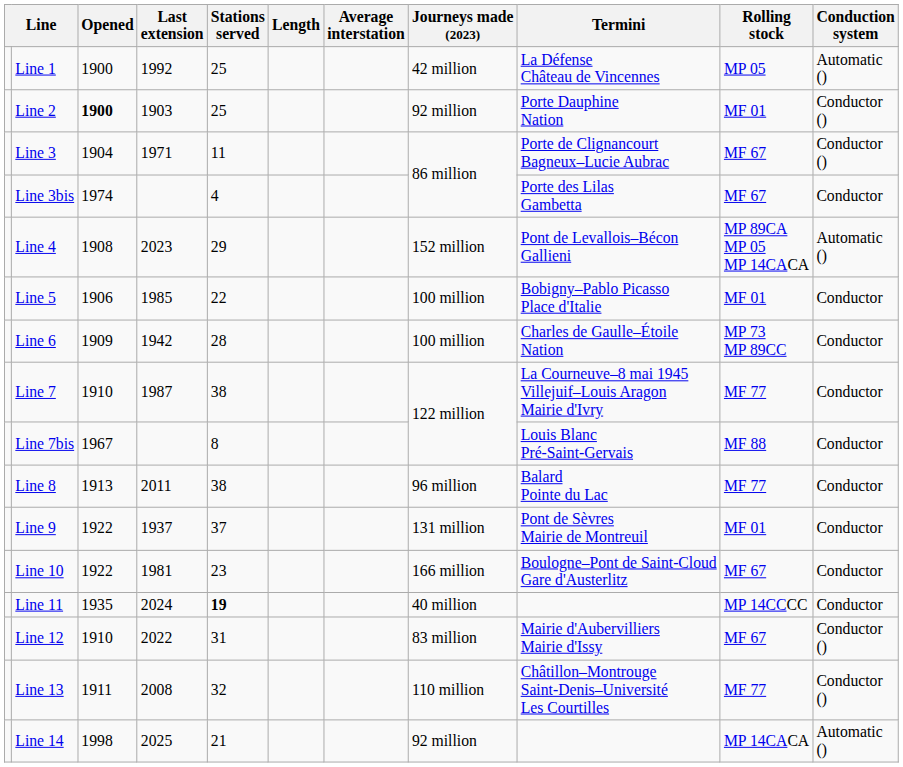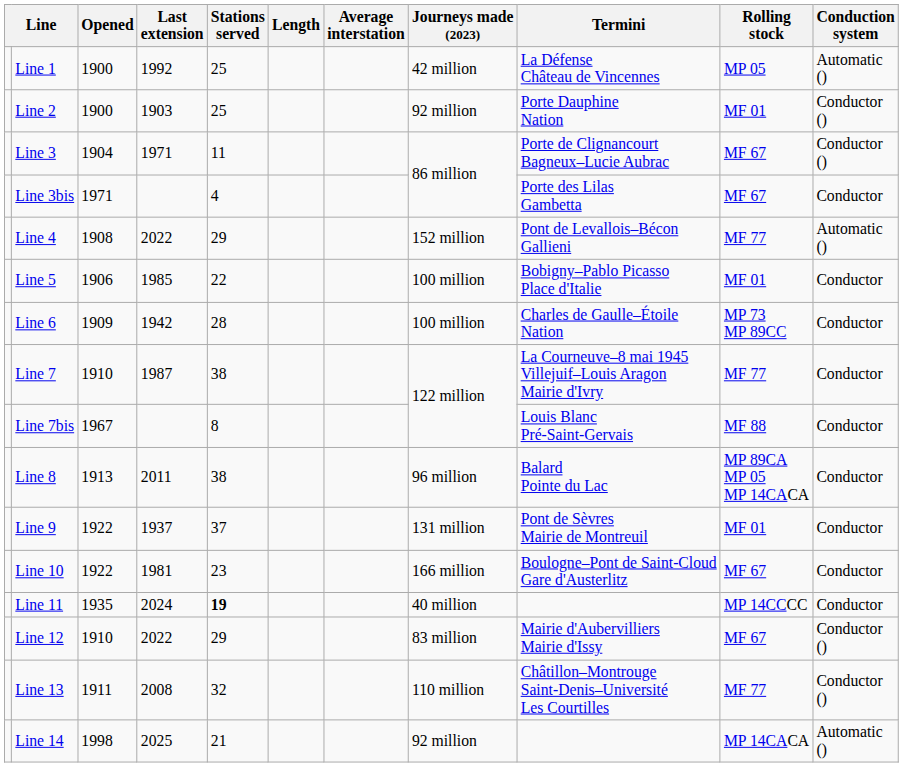(97, 110) bold -> (97, 110) normal
(97, 195) 1974 -> (97, 195) 1971
(157, 247) 2023 -> (157, 238) 2022
(767, 247) MP 89CA MP 05 MP 14CACA -> (745, 238) MF 77
(745, 486) MF 77 -> (767, 477) MP 89CA MP 05 MP 14CACA
(219, 638) 31 -> (219, 638) 29
